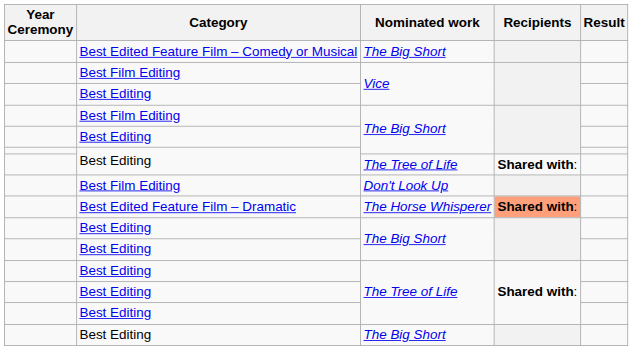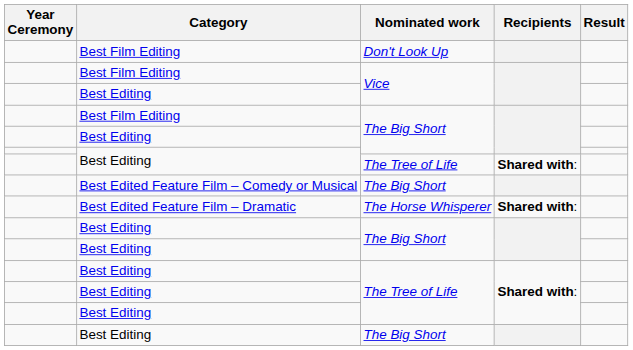rows swapped: (130, 185) <-> (218, 51)
(537, 206) lightsalmon background -> (537, 206) no background
